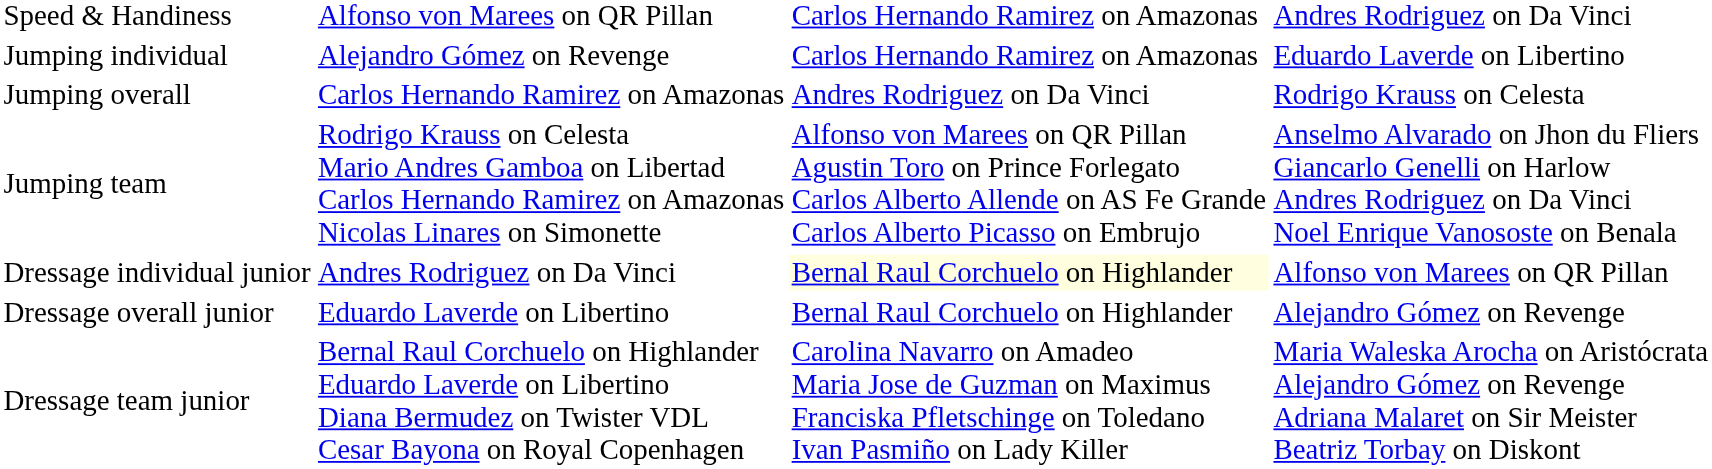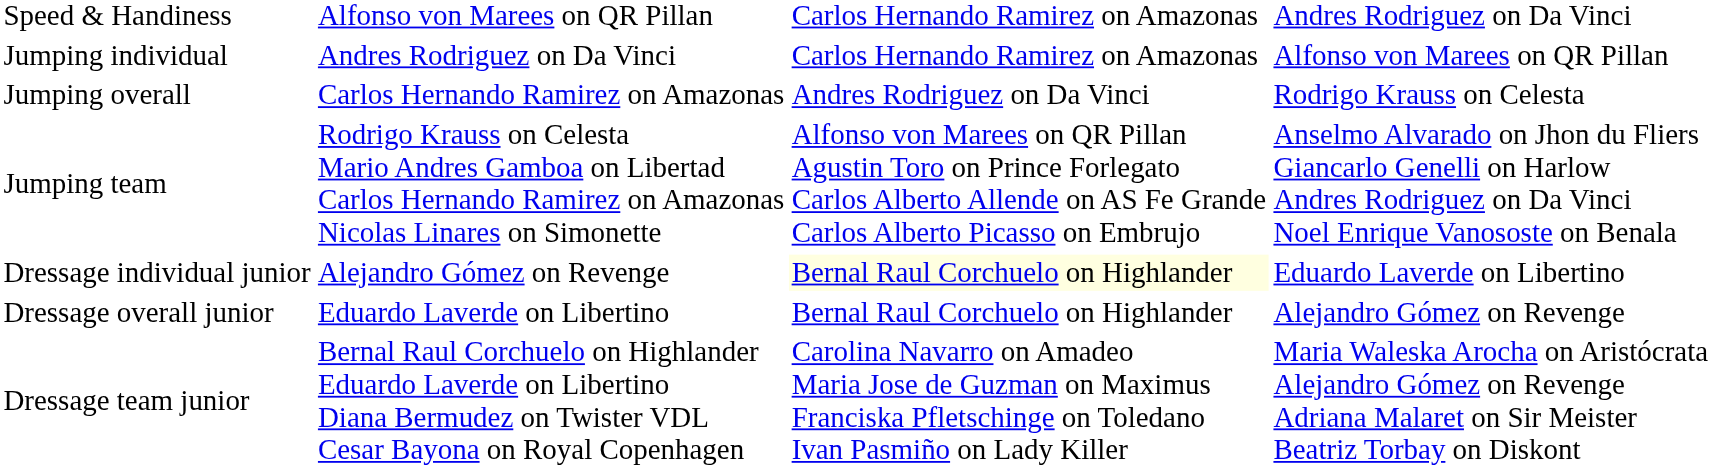(494, 55) Alejandro Gómez on Revenge -> (497, 55) Andres Rodriguez on Da Vinci
(1449, 55) Eduardo Laverde on Libertino -> (1471, 55) Alfonso von Marees on QR Pillan
(497, 272) Andres Rodriguez on Da Vinci -> (494, 272) Alejandro Gómez on Revenge
(1471, 272) Alfonso von Marees on QR Pillan -> (1449, 272) Eduardo Laverde on Libertino
